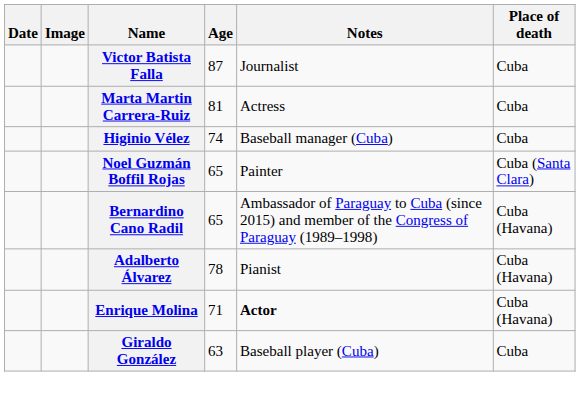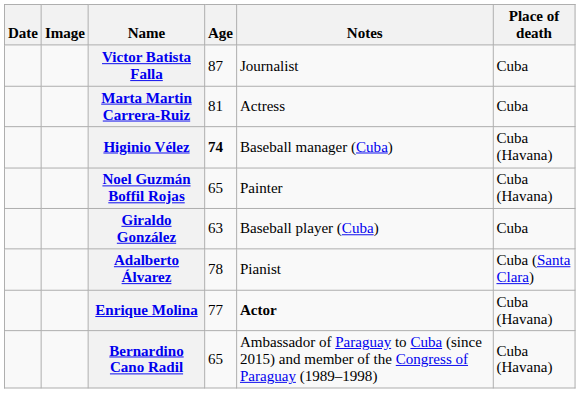(216, 138) normal -> (216, 147) bold
(512, 138) Cuba -> (524, 147) Cuba (Havana)
(533, 171) Cuba (Santa Clara) -> (524, 187) Cuba (Havana)
rows swapped: (146, 351) <-> (146, 220)
(524, 269) Cuba (Havana) -> (533, 269) Cuba (Santa Clara)
(216, 310) 71 -> (216, 310) 77
